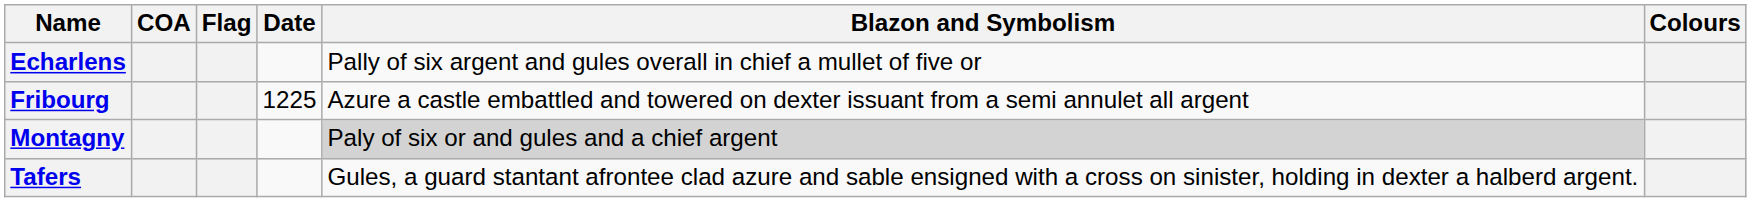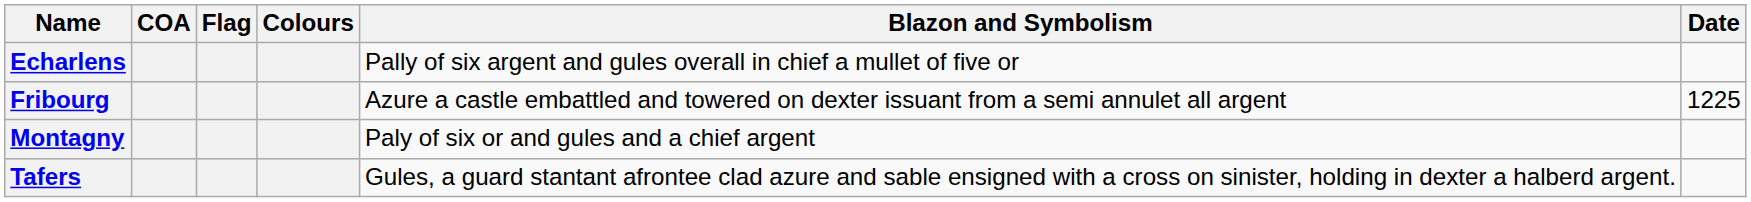columns swapped: (1695, 23) <-> (289, 23)
(552, 138) lightgrey background -> (590, 138) no background
